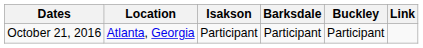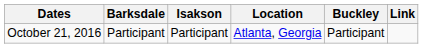columns swapped: (151, 14) <-> (292, 14)
